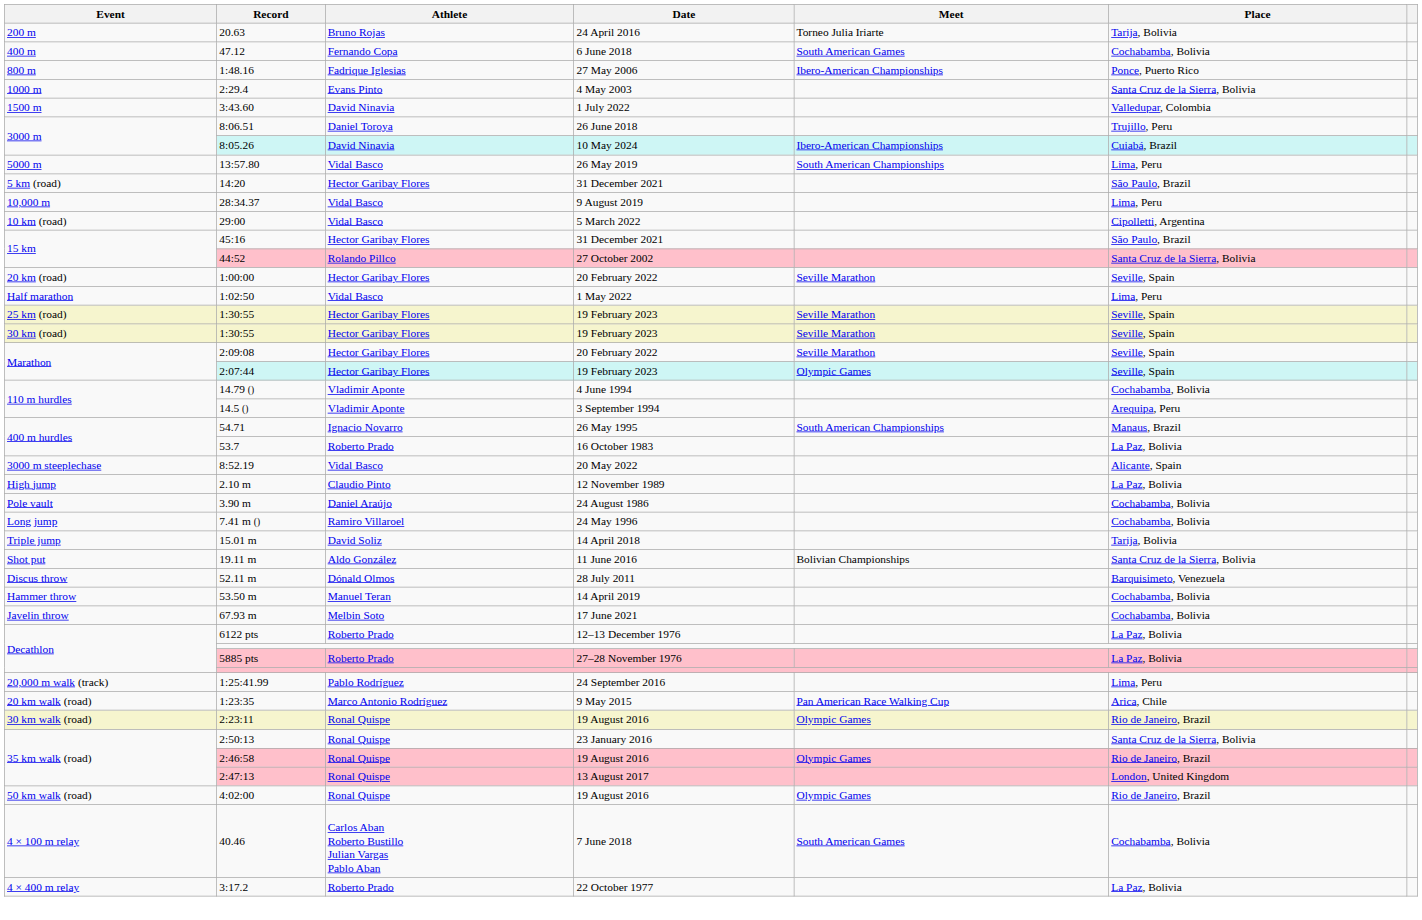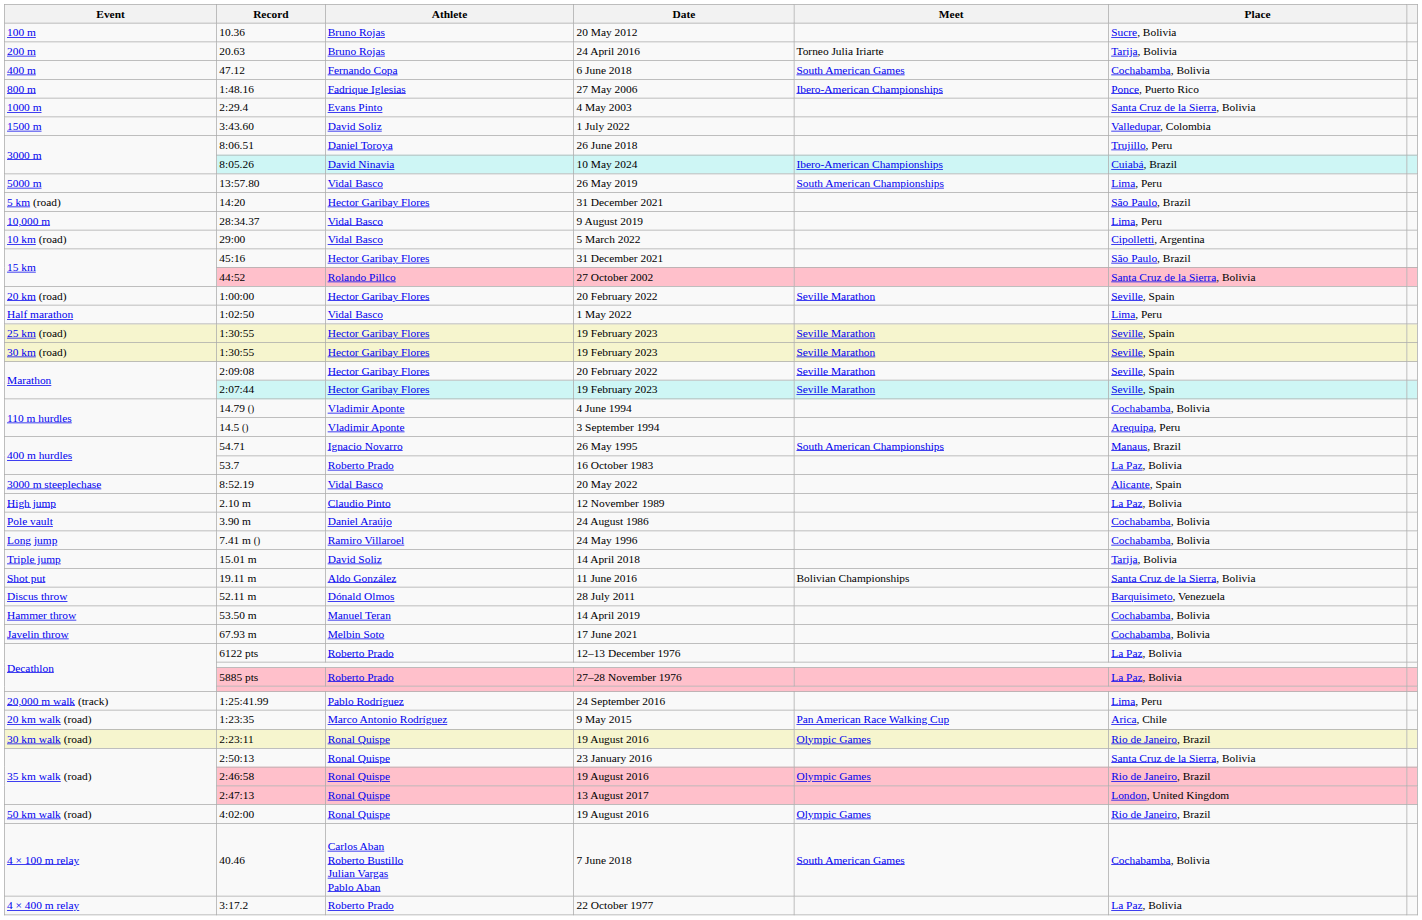+ row: (21, 32)
(361, 108) David Ninavia -> (355, 126) David Soliz
(834, 371) Olympic Games -> (836, 390) Seville Marathon
